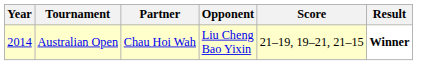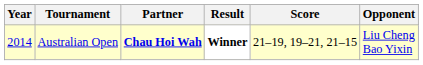columns swapped: (228, 14) <-> (389, 14)
(160, 42) normal -> (163, 42) bold
